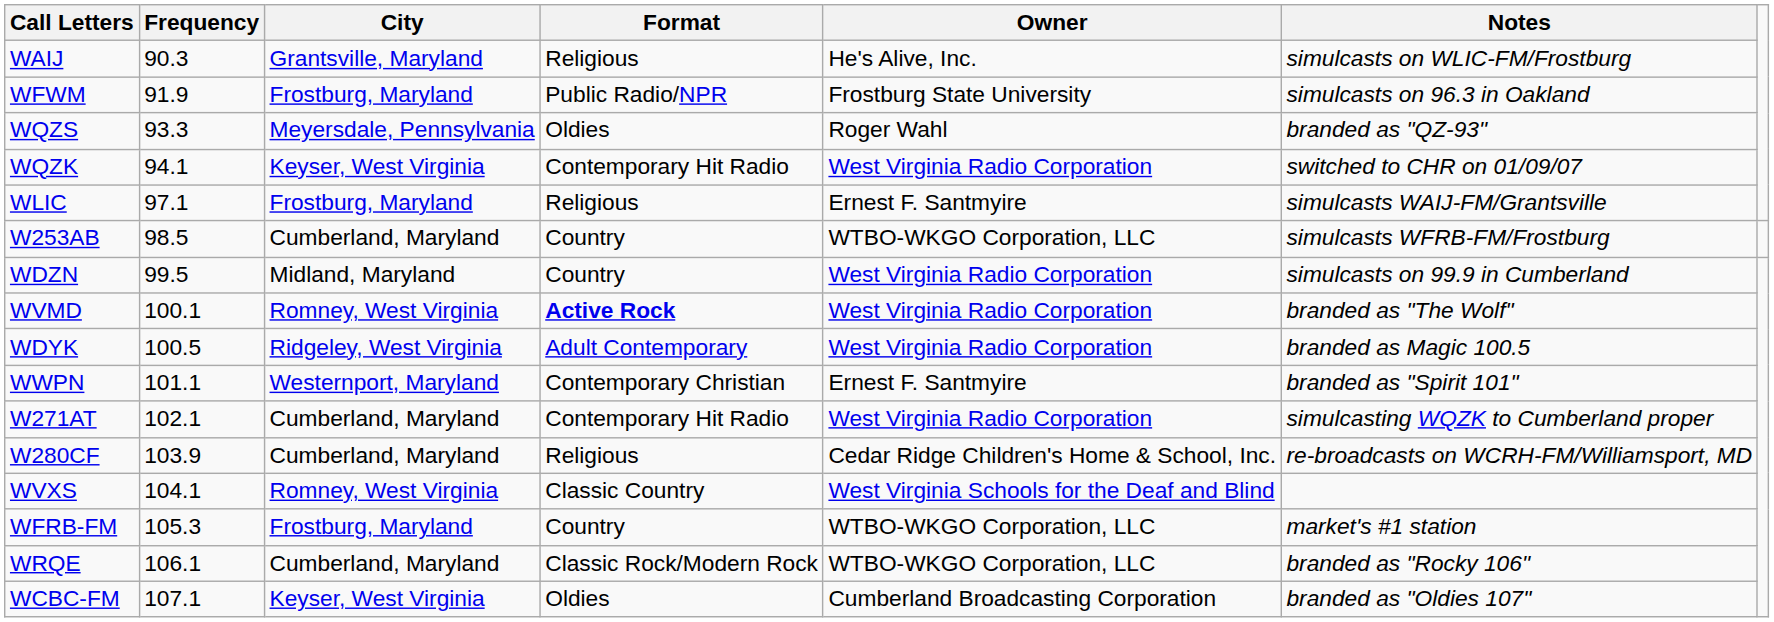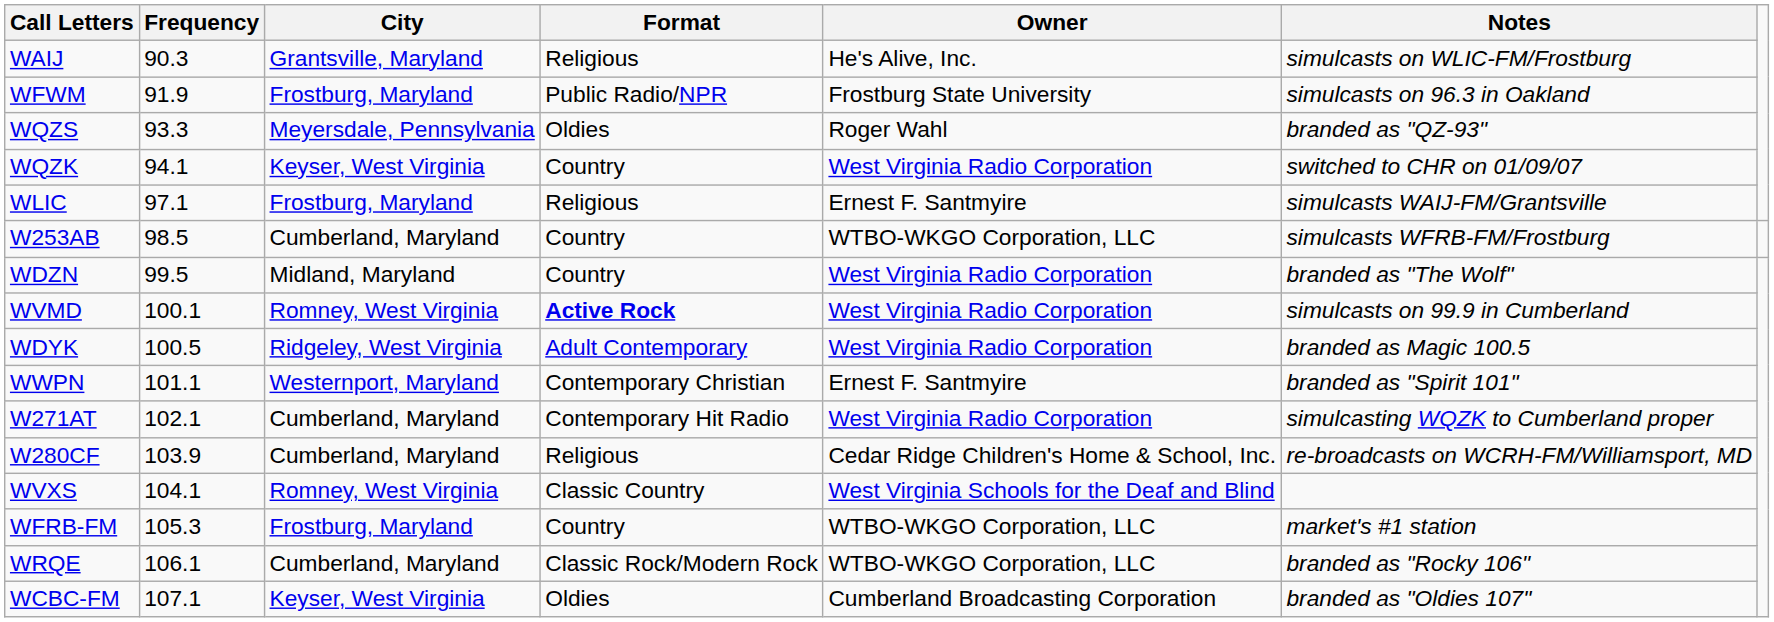(667, 166) Contemporary Hit Radio -> (585, 166) Country
(1458, 274) simulcasts on 99.9 in Cumberland -> (1400, 274) branded as "The Wolf"
(1400, 310) branded as "The Wolf" -> (1458, 310) simulcasts on 99.9 in Cumberland
